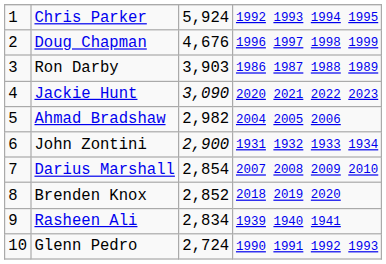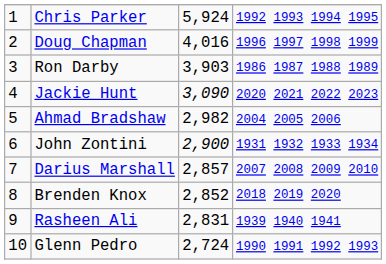(206, 43) 4,676 -> (206, 43) 4,016
(206, 170) 2,854 -> (206, 170) 2,857
(206, 221) 2,834 -> (206, 221) 2,831
